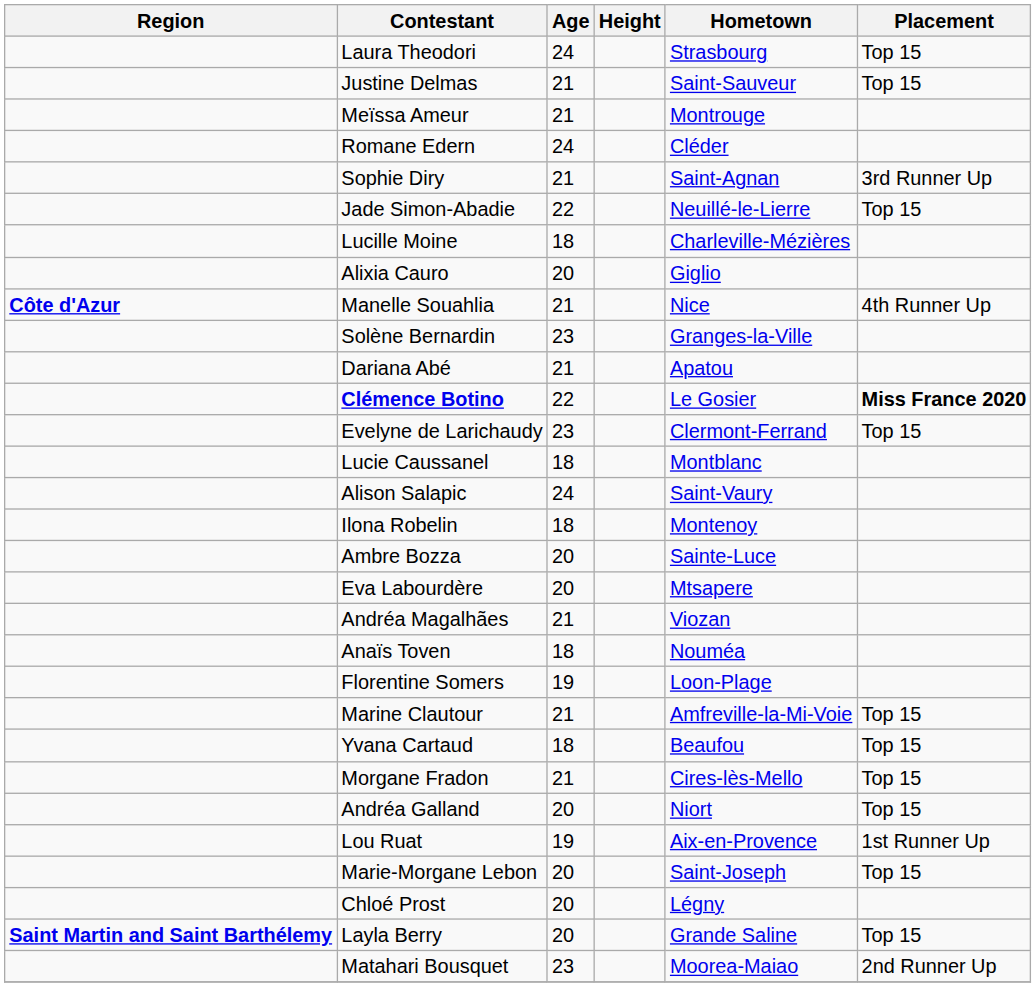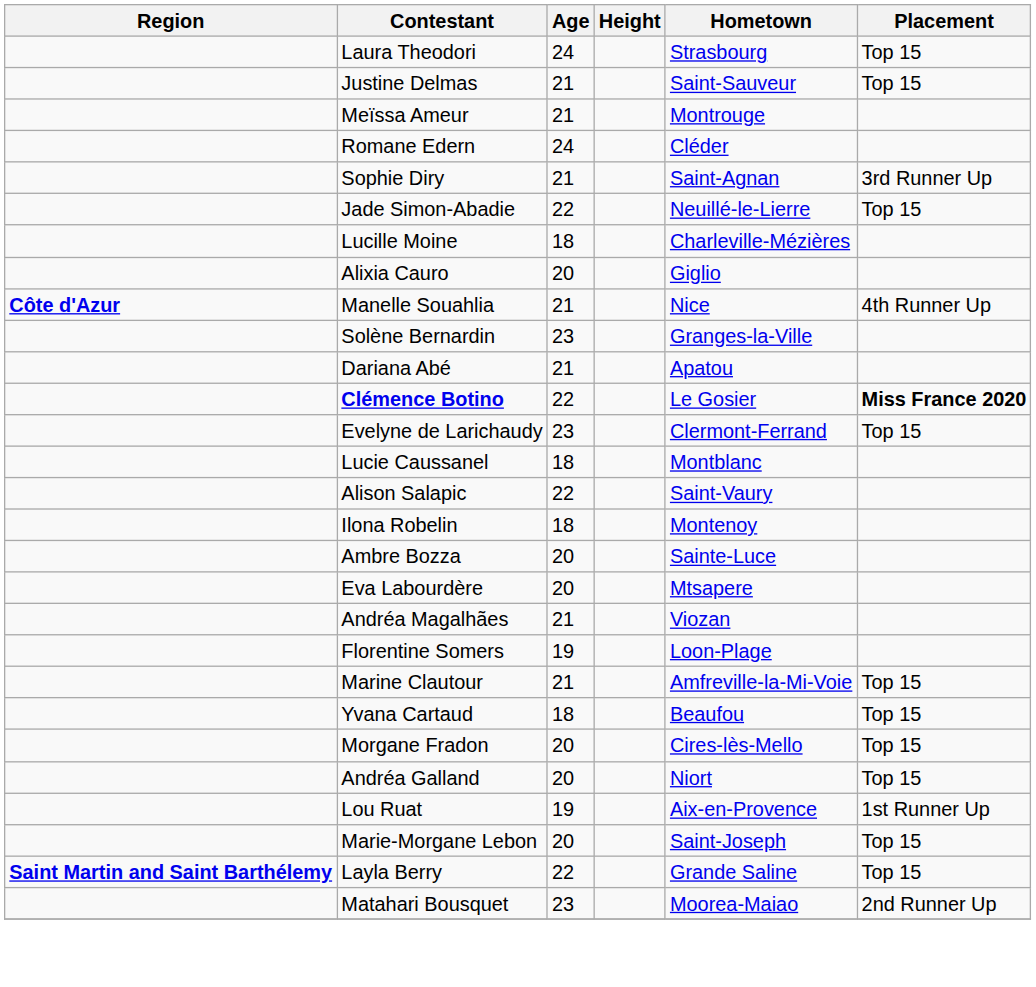(563, 493) 24 -> (563, 493) 22
- row: (396, 651)
(563, 777) 21 -> (563, 746) 20
- row: (393, 903)
(563, 935) 20 -> (563, 872) 22
